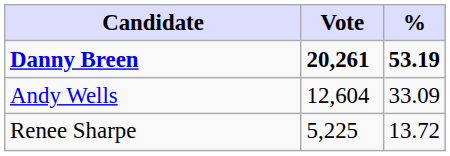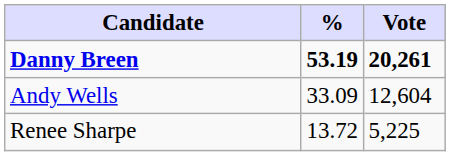columns swapped: (342, 22) <-> (414, 22)
